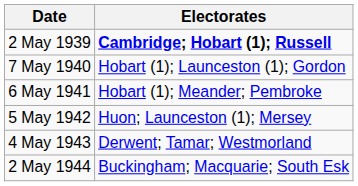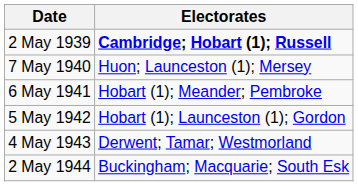(222, 67) Hobart (1); Launceston (1); Gordon -> (205, 67) Huon; Launceston (1); Mersey
(205, 117) Huon; Launceston (1); Mersey -> (222, 117) Hobart (1); Launceston (1); Gordon
